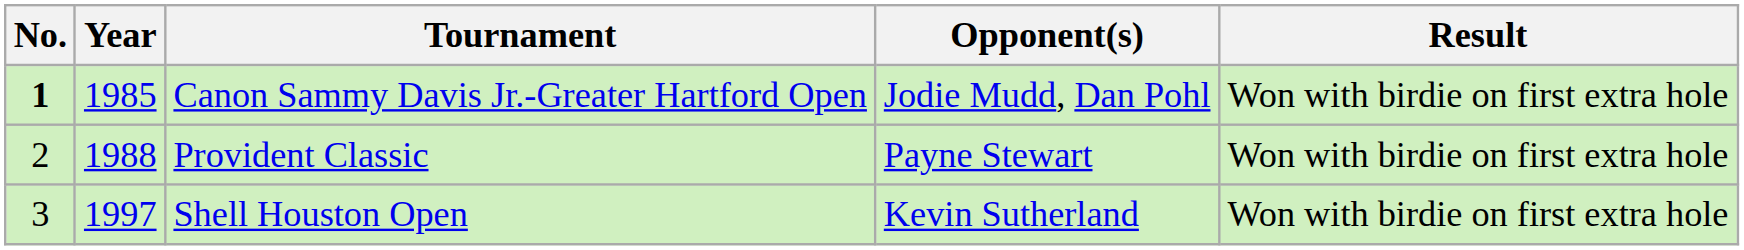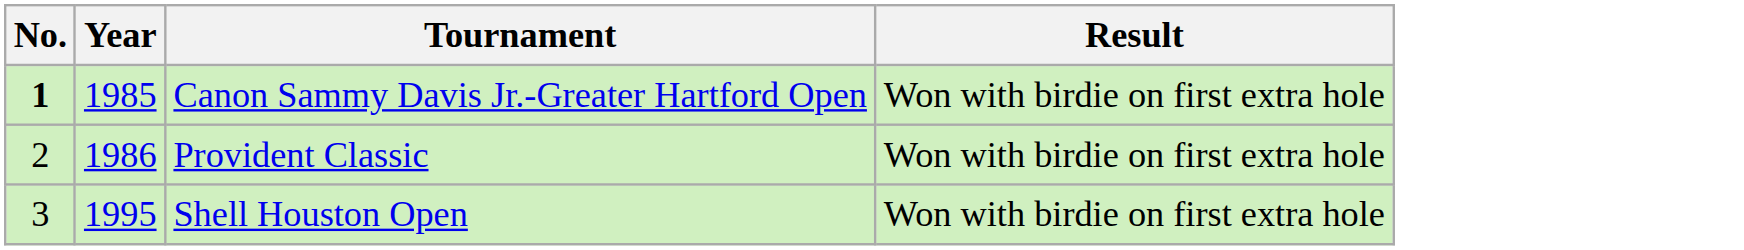- column: (1047, 34)
(120, 154) 1988 -> (120, 154) 1986
(120, 214) 1997 -> (120, 214) 1995
